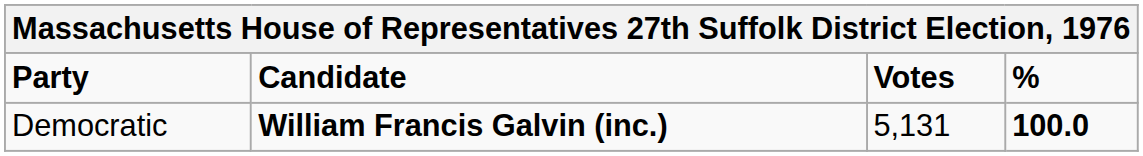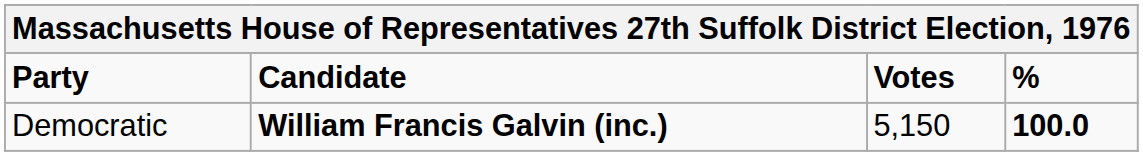(912, 126) 5,131 -> (912, 126) 5,150
